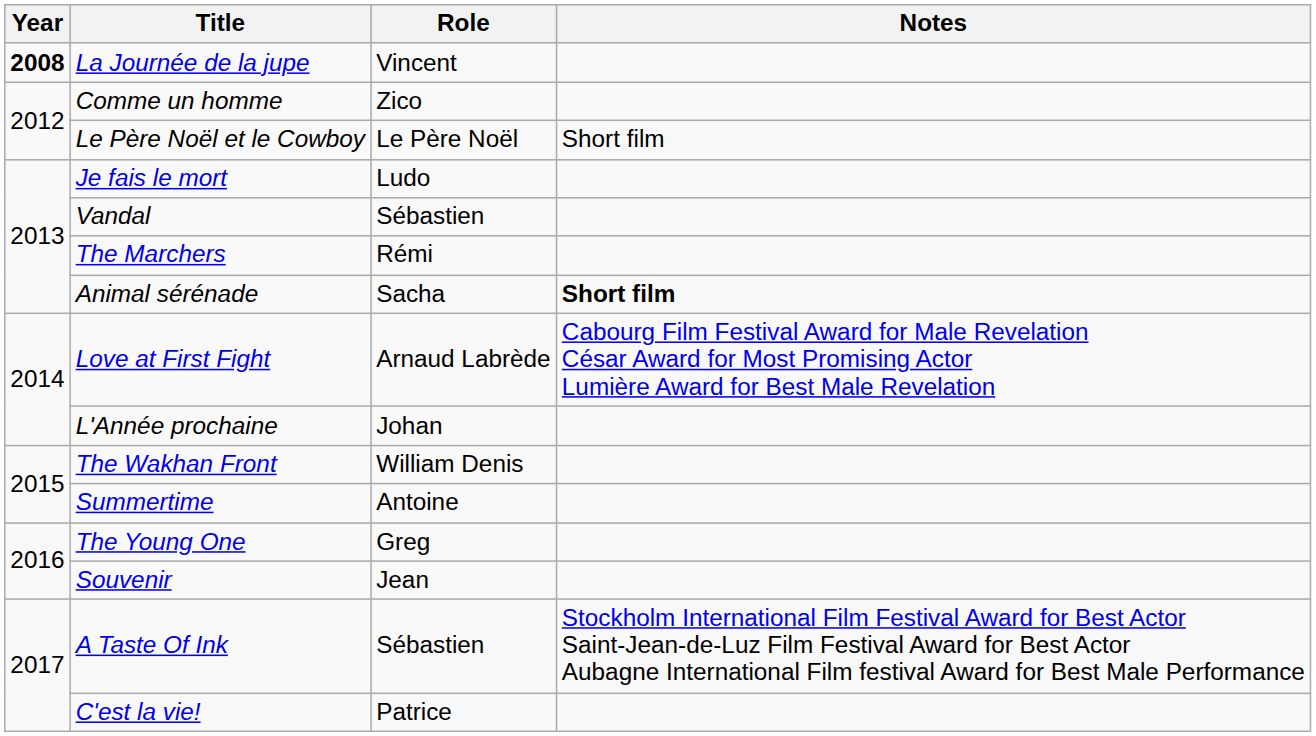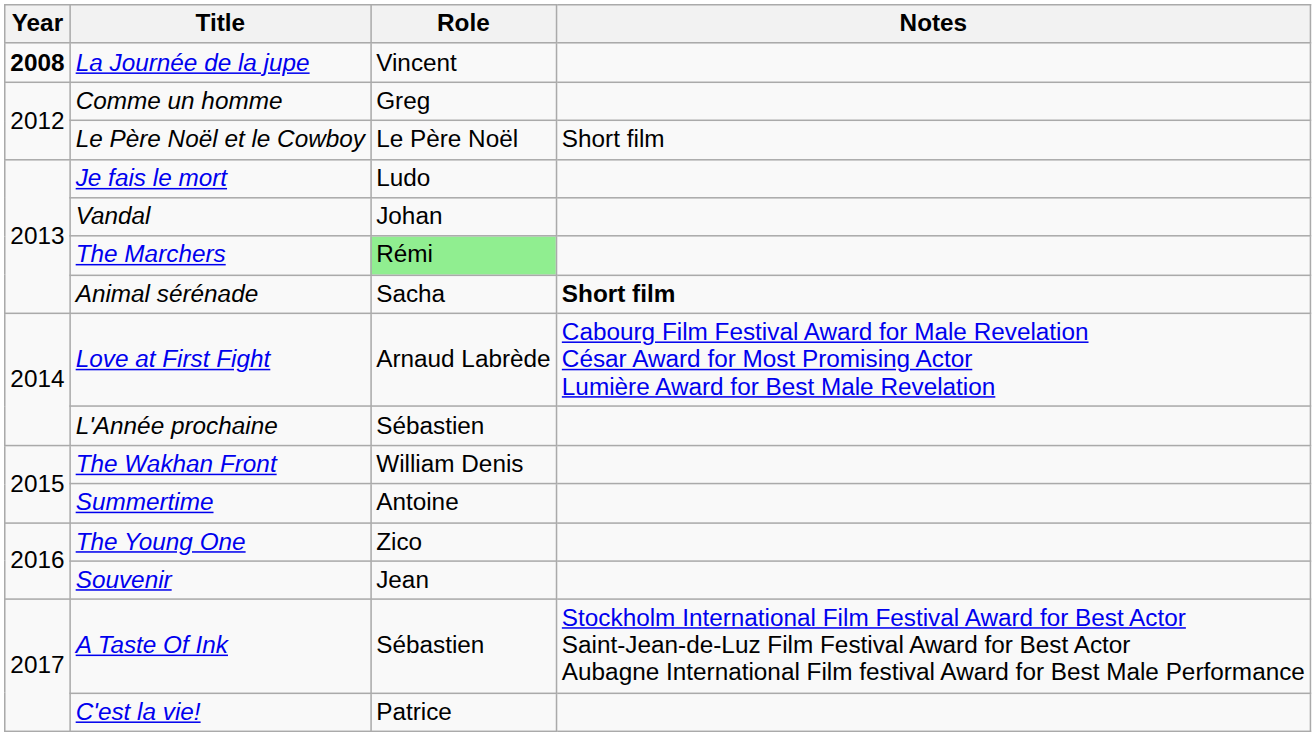(399, 100) Zico -> (403, 100) Greg
(430, 216) Sébastien -> (409, 216) Johan
(405, 255) no background -> (405, 255) lightgreen background
(409, 425) Johan -> (430, 425) Sébastien
(403, 541) Greg -> (399, 541) Zico
